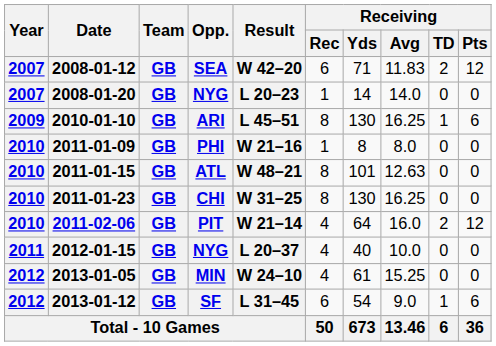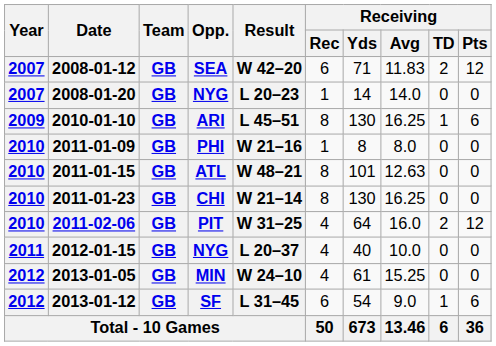(269, 198) W 31–25 -> (269, 198) W 21–14
(269, 224) W 21–14 -> (269, 224) W 31–25
